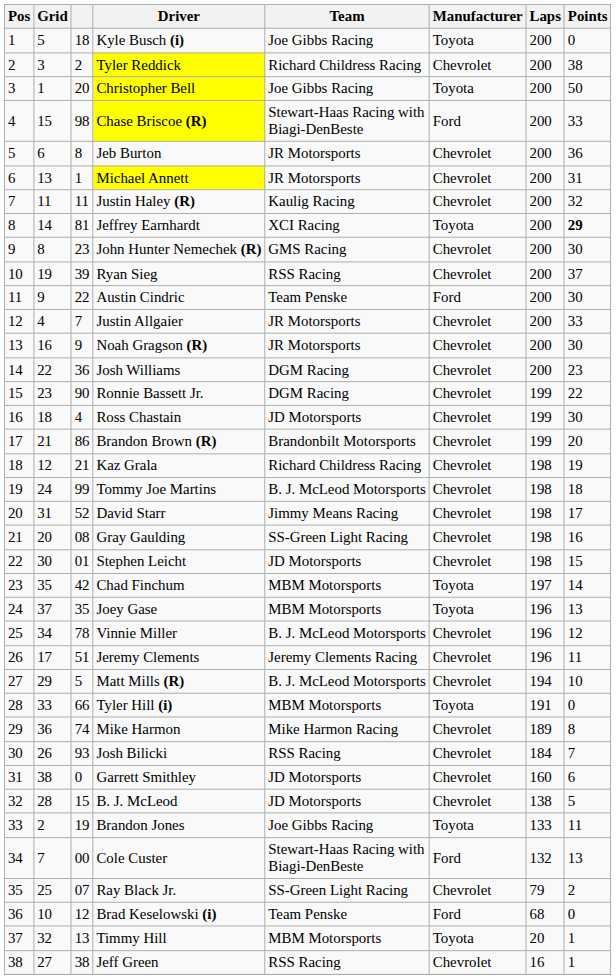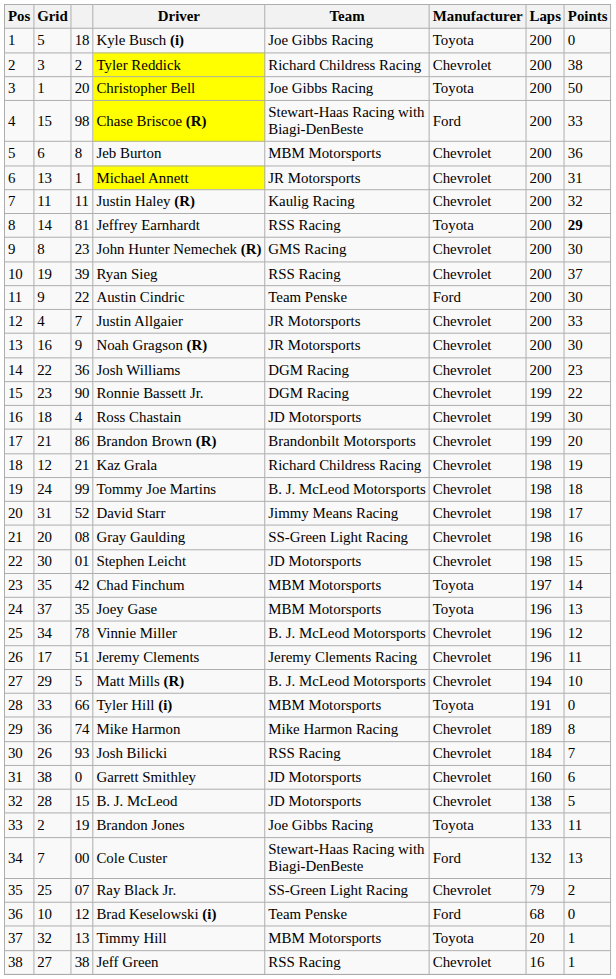(314, 153) JR Motorsports -> (325, 153) MBM Motorsports
(304, 225) XCI Racing -> (304, 225) RSS Racing
